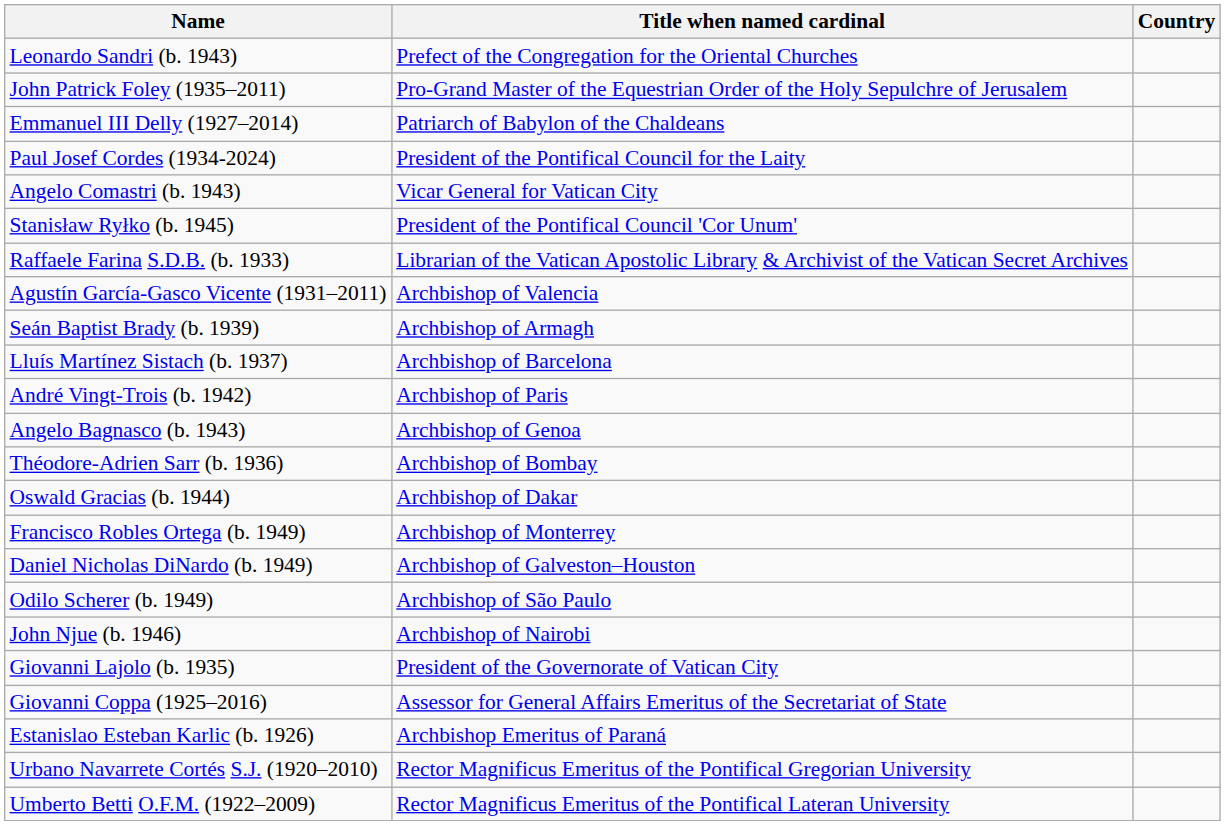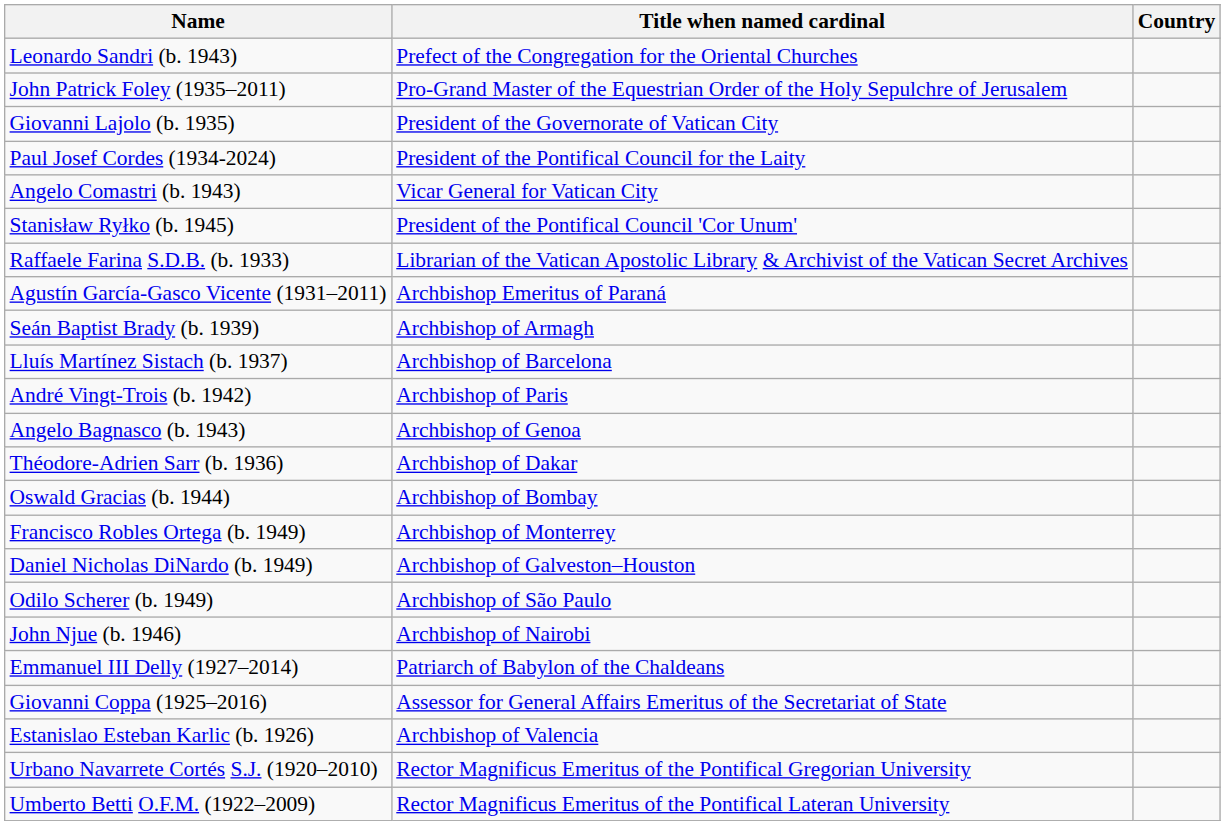rows swapped: (122, 667) <-> (154, 123)
(497, 293) Archbishop of Valencia -> (531, 293) Archbishop Emeritus of Paraná
(497, 463) Archbishop of Bombay -> (487, 463) Archbishop of Dakar
(487, 497) Archbishop of Dakar -> (497, 497) Archbishop of Bombay
(531, 735) Archbishop Emeritus of Paraná -> (497, 735) Archbishop of Valencia
